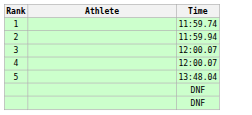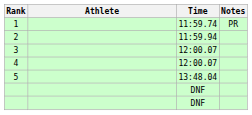+ column: (233, 11)
